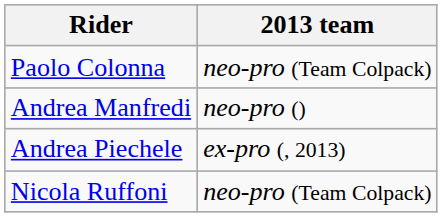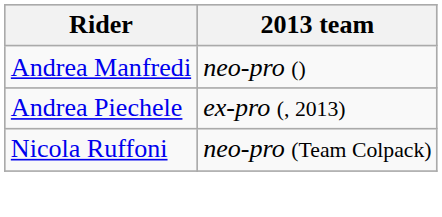- row: (88, 66)
